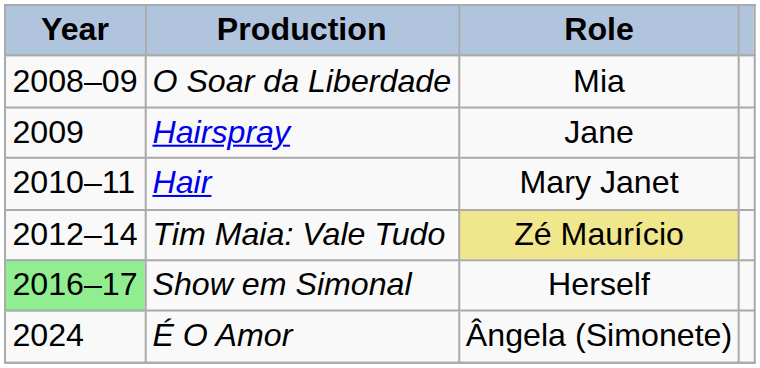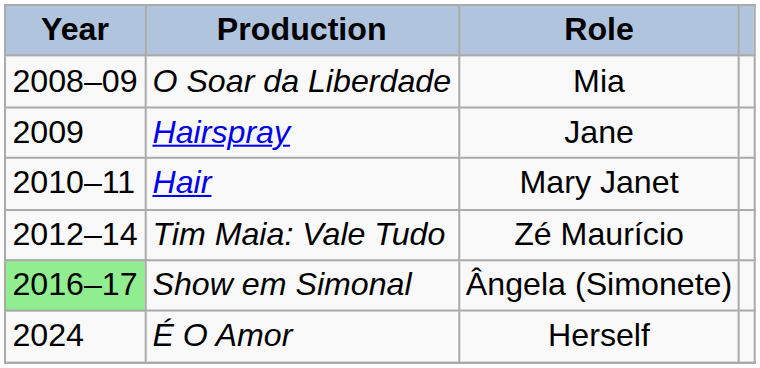(599, 234) khaki background -> (599, 234) no background
(599, 285) Herself -> (599, 285) Ângela (Simonete)
(599, 336) Ângela (Simonete) -> (599, 336) Herself
